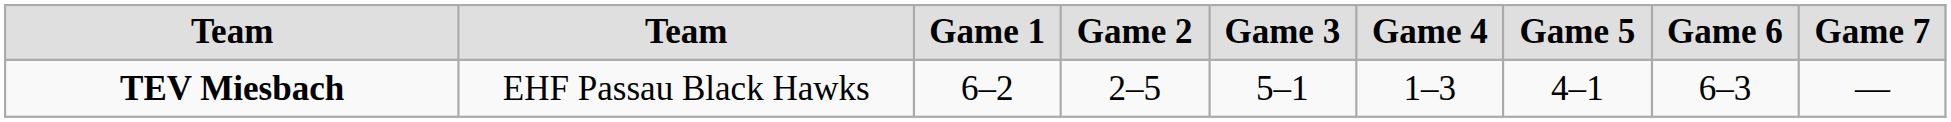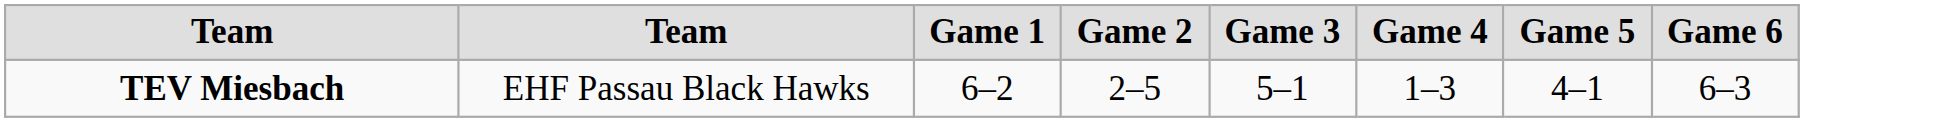- column: (1872, 32)
